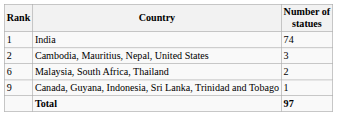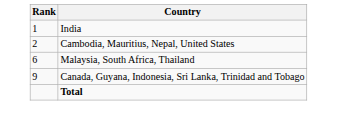- column: (307, 18)
